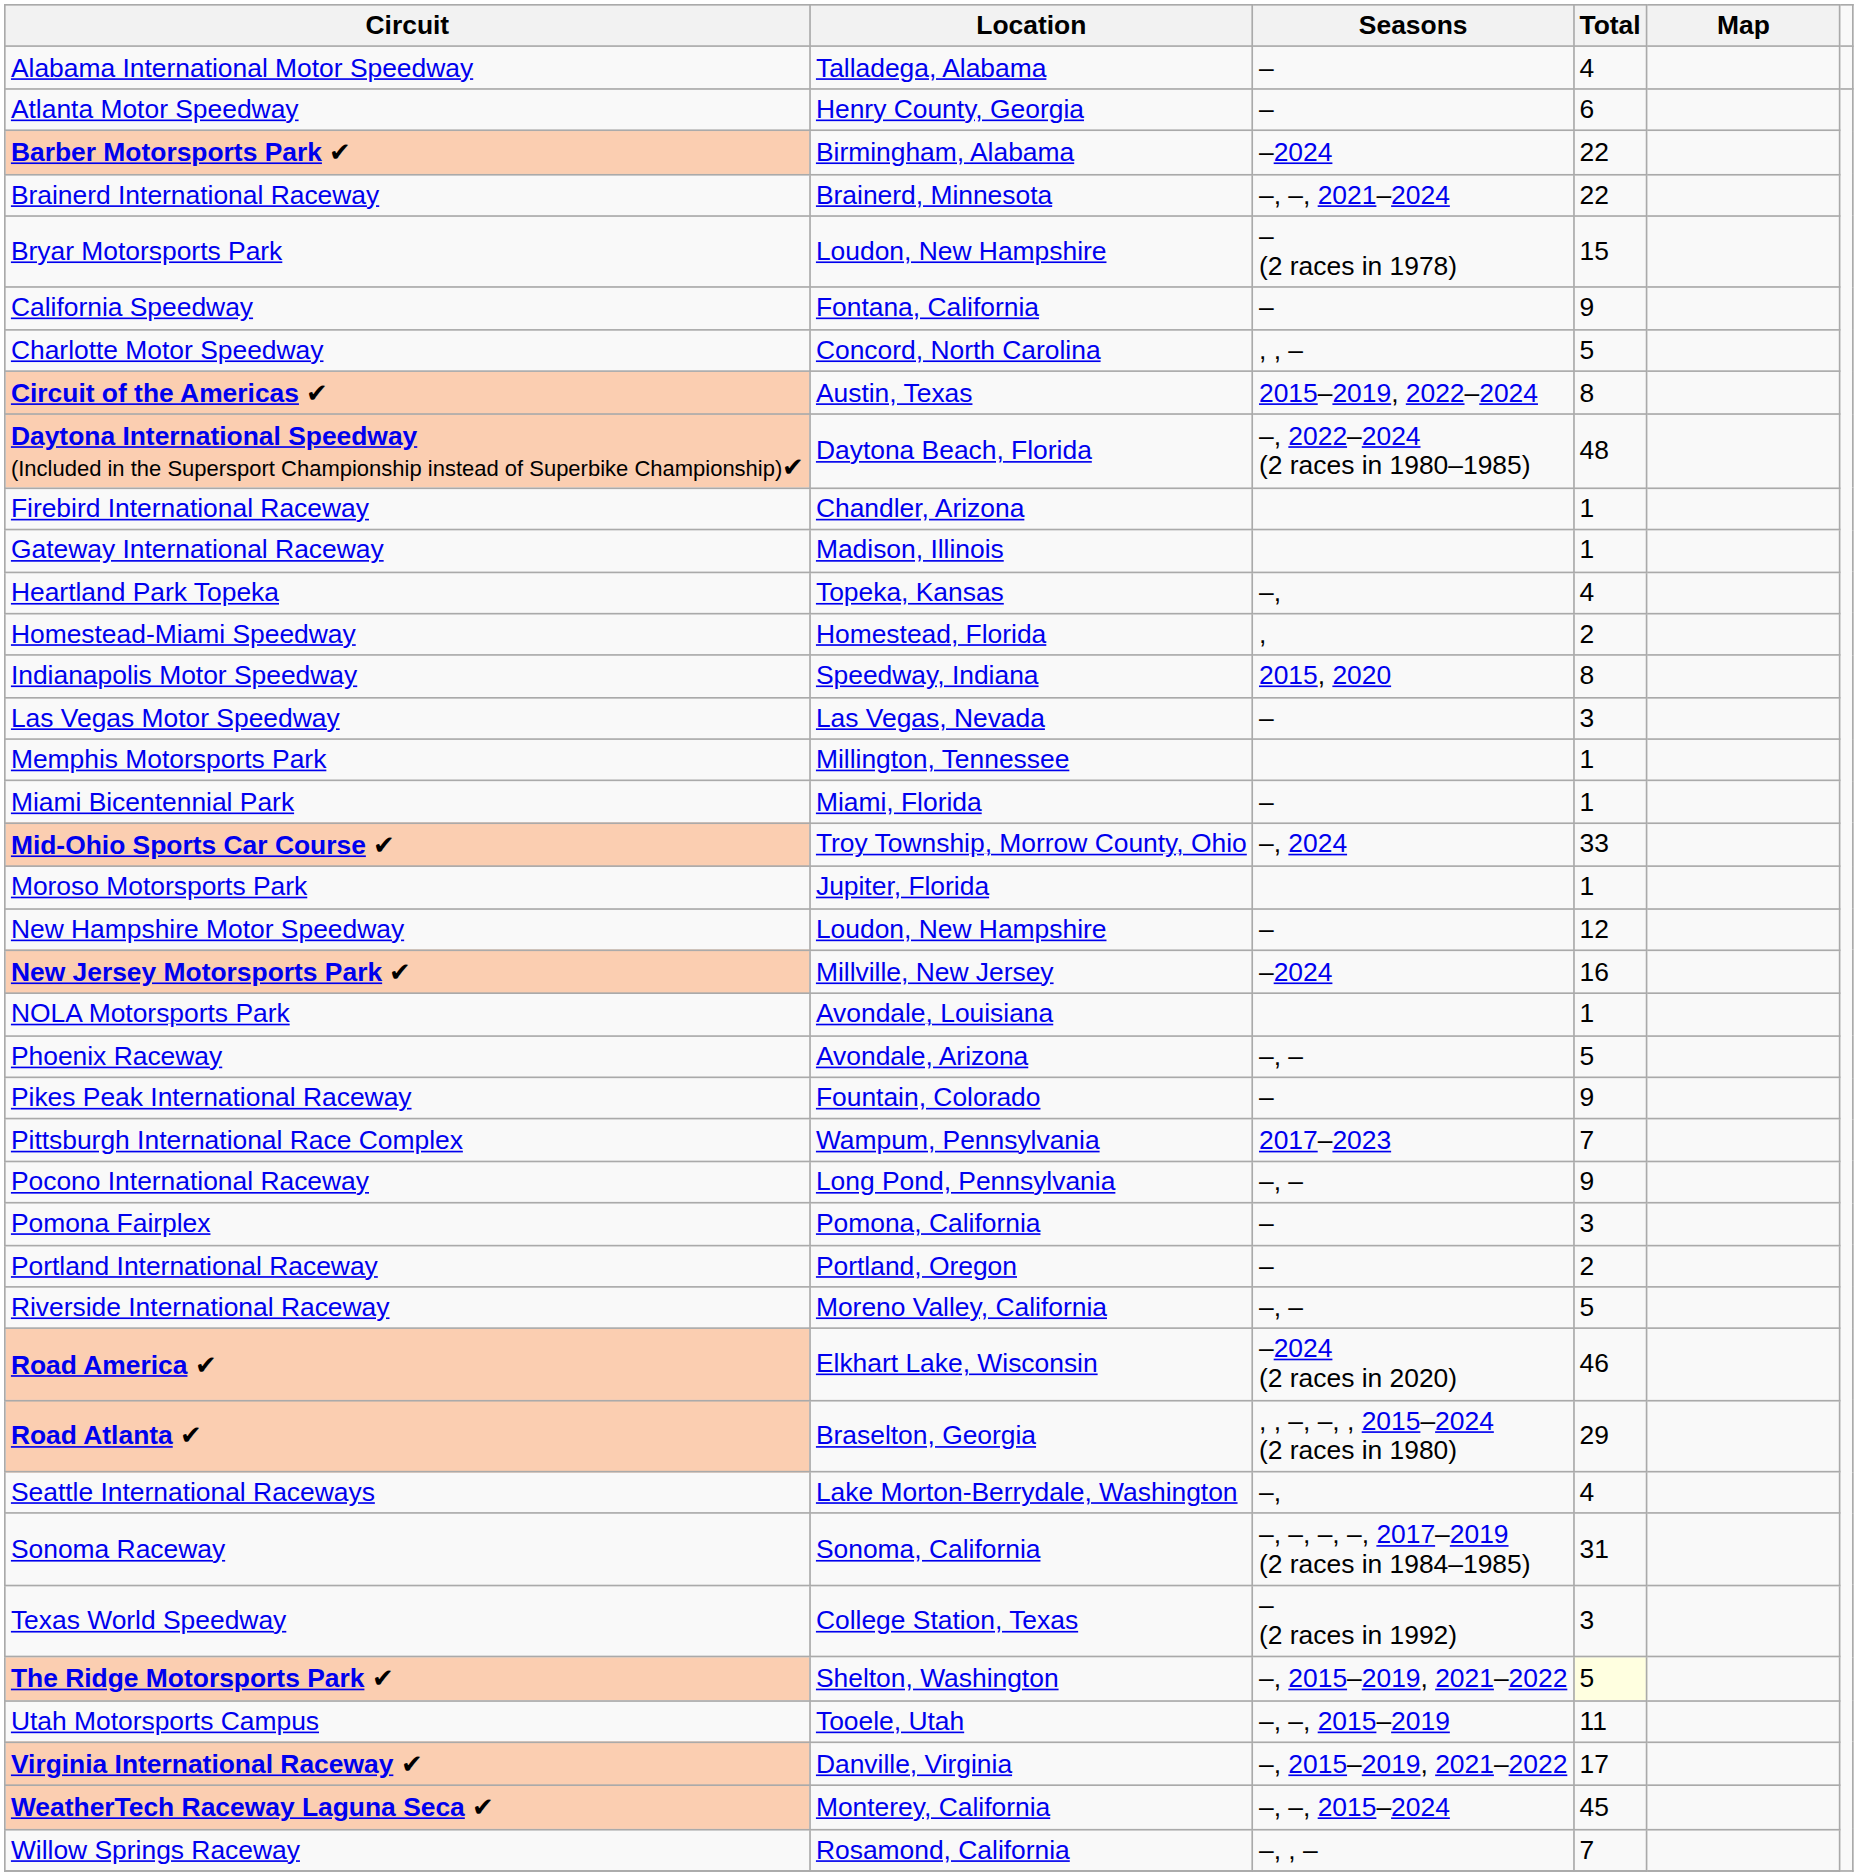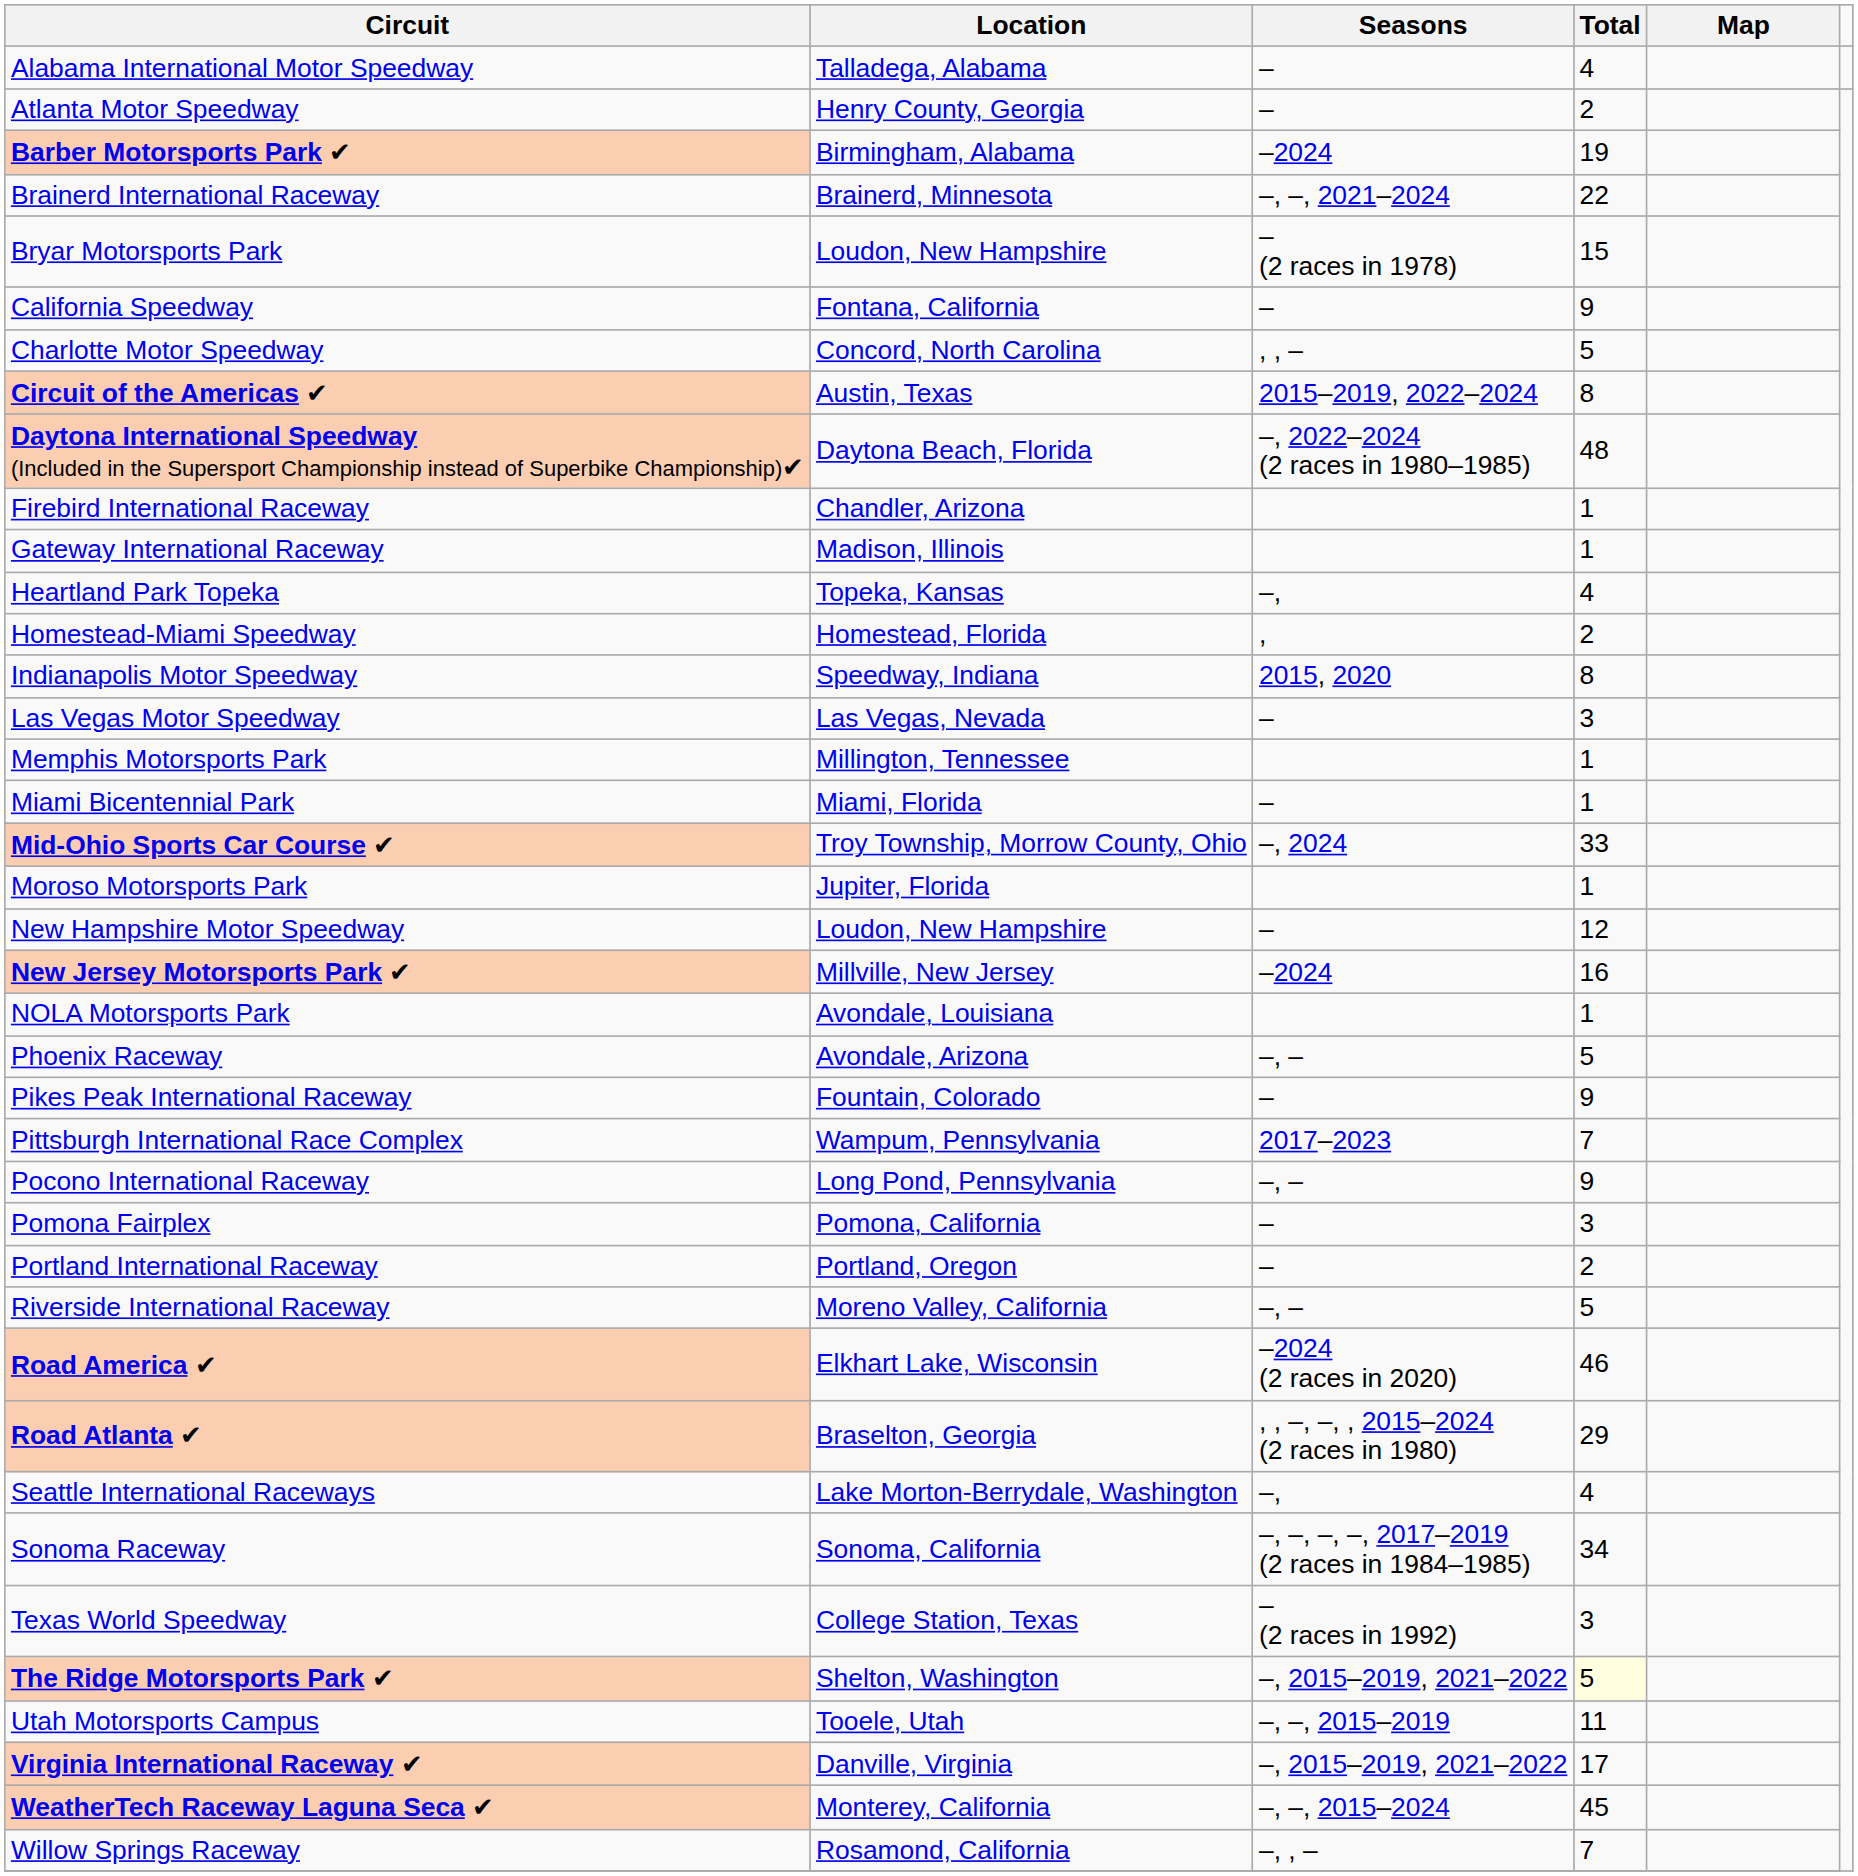(1587, 109) 6 -> (1587, 109) 2
(1594, 151) 22 -> (1594, 151) 19
(1594, 1549) 31 -> (1594, 1549) 34
